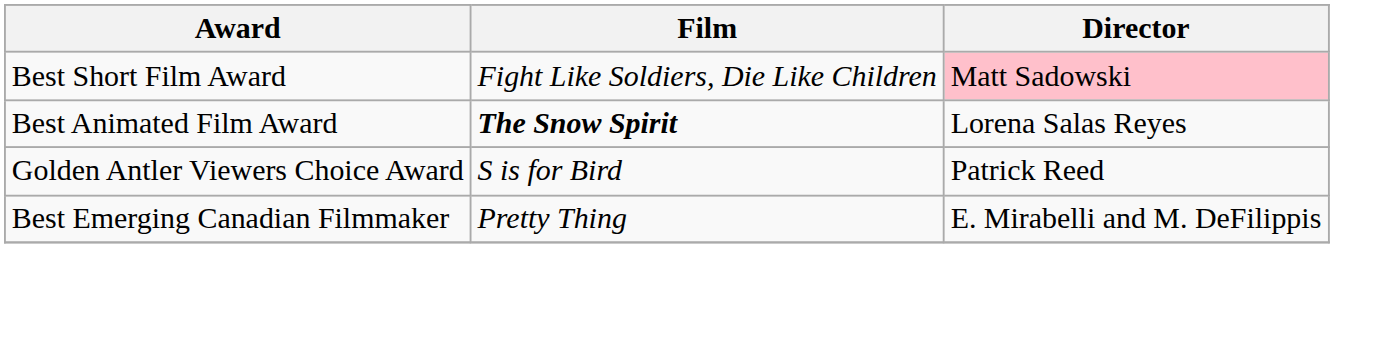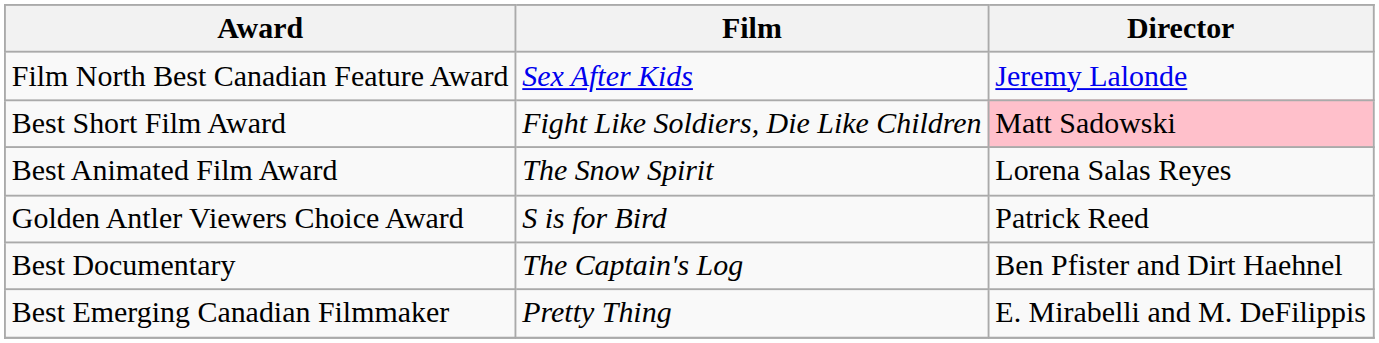+ row: (260, 75)
(577, 123) bold -> (618, 170) normal
+ row: (124, 265)
